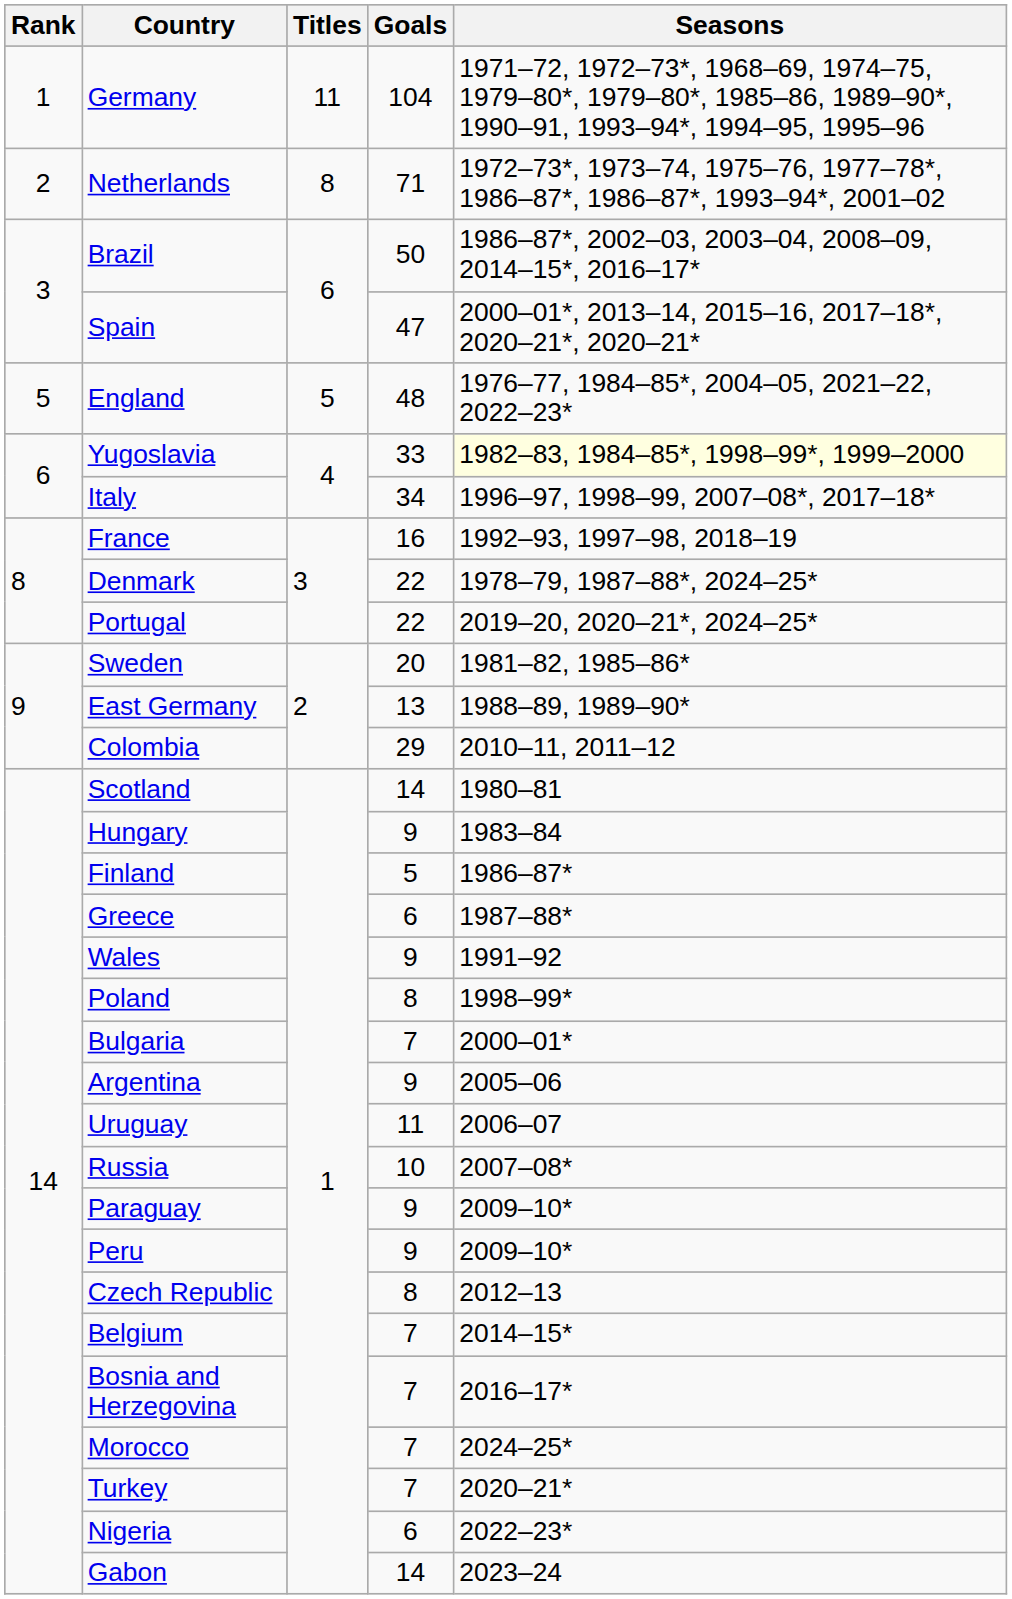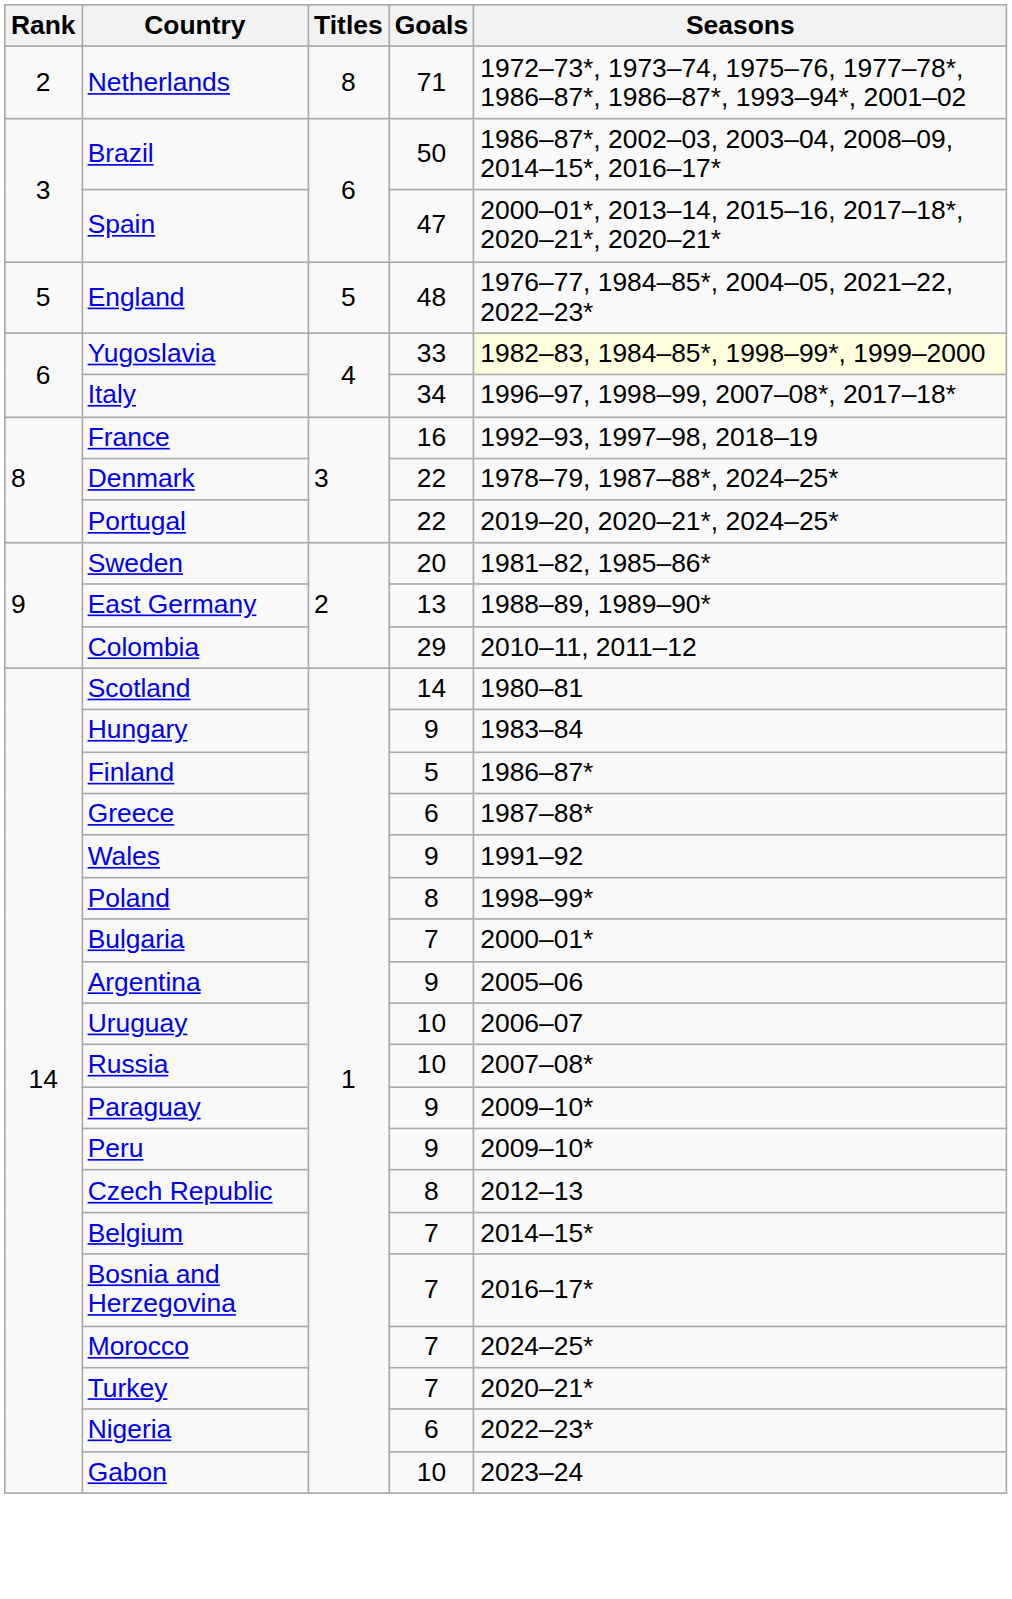- row: (142, 97)
(410, 1124) 11 -> (431, 1023) 10
(410, 1573) 14 -> (431, 1471) 10
